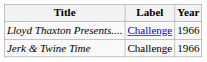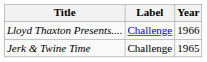(188, 48) 1966 -> (188, 48) 1965
